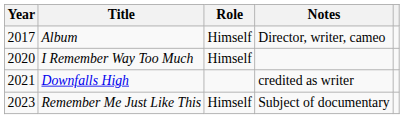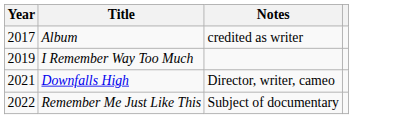- column: (230, 15)
(322, 37) Director, writer, cameo -> (255, 37) credited as writer
(21, 59) 2020 -> (21, 59) 2019
(306, 80) credited as writer -> (271, 80) Director, writer, cameo
(21, 102) 2023 -> (21, 102) 2022
